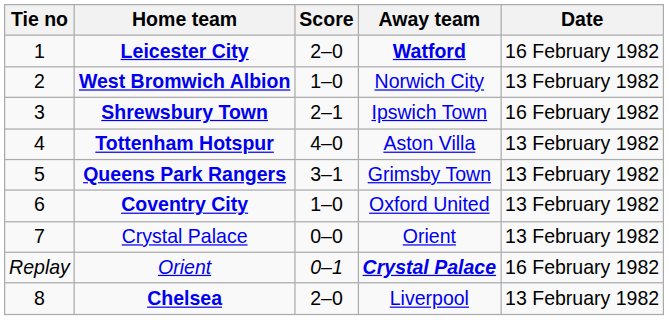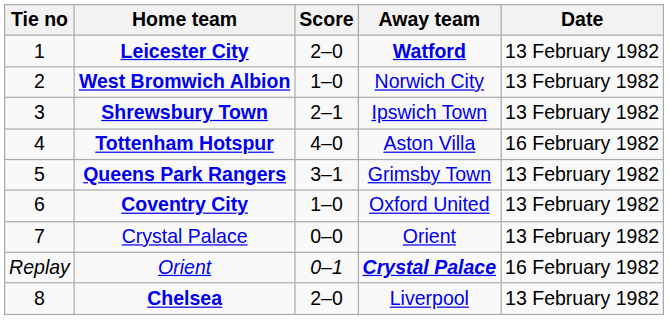(582, 50) 16 February 1982 -> (582, 50) 13 February 1982
(582, 112) 16 February 1982 -> (582, 112) 13 February 1982
(582, 143) 13 February 1982 -> (582, 143) 16 February 1982
